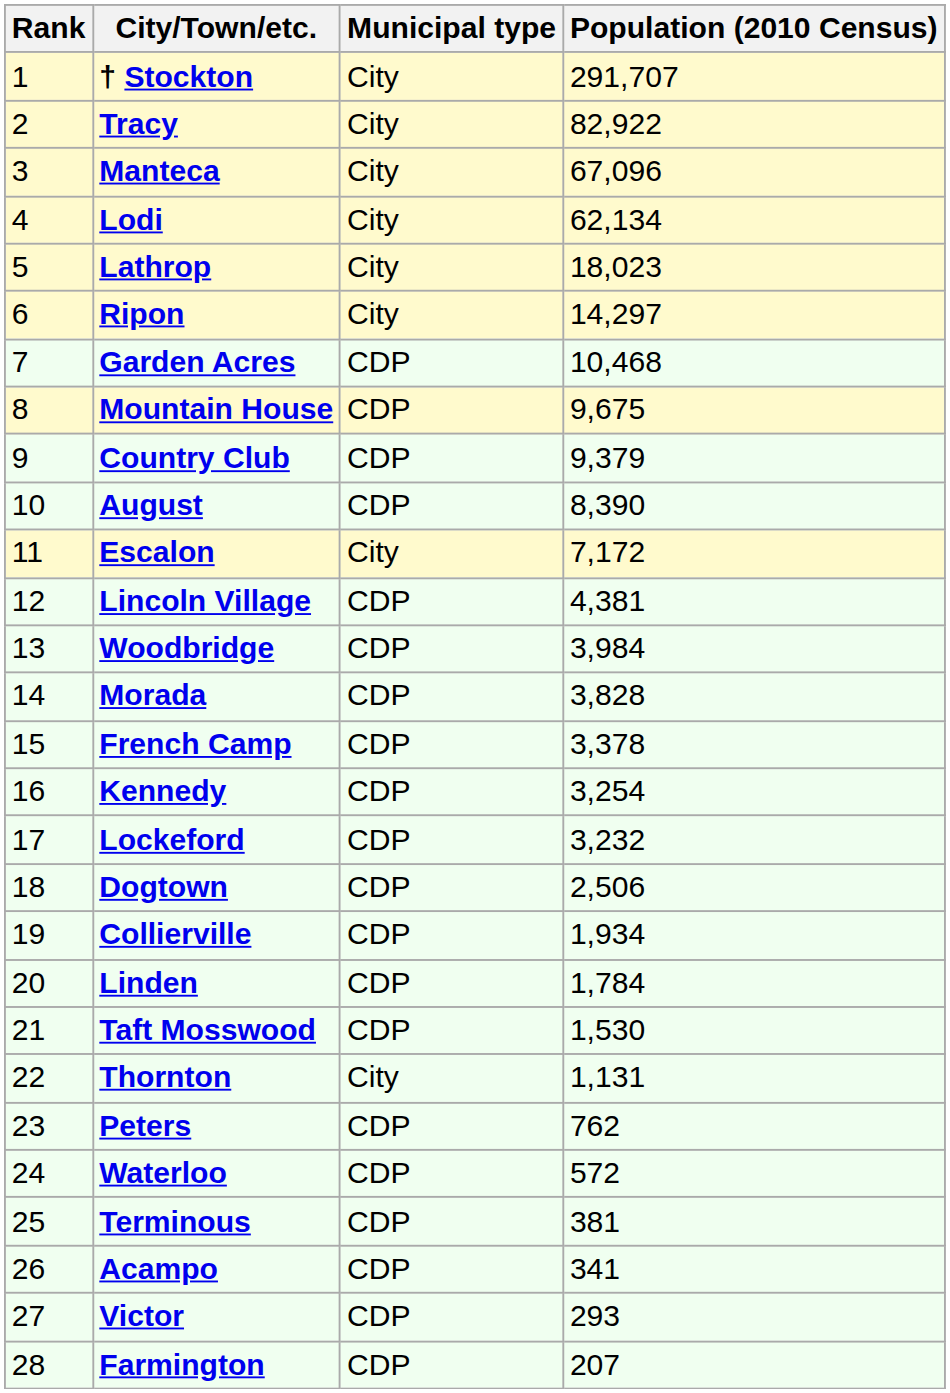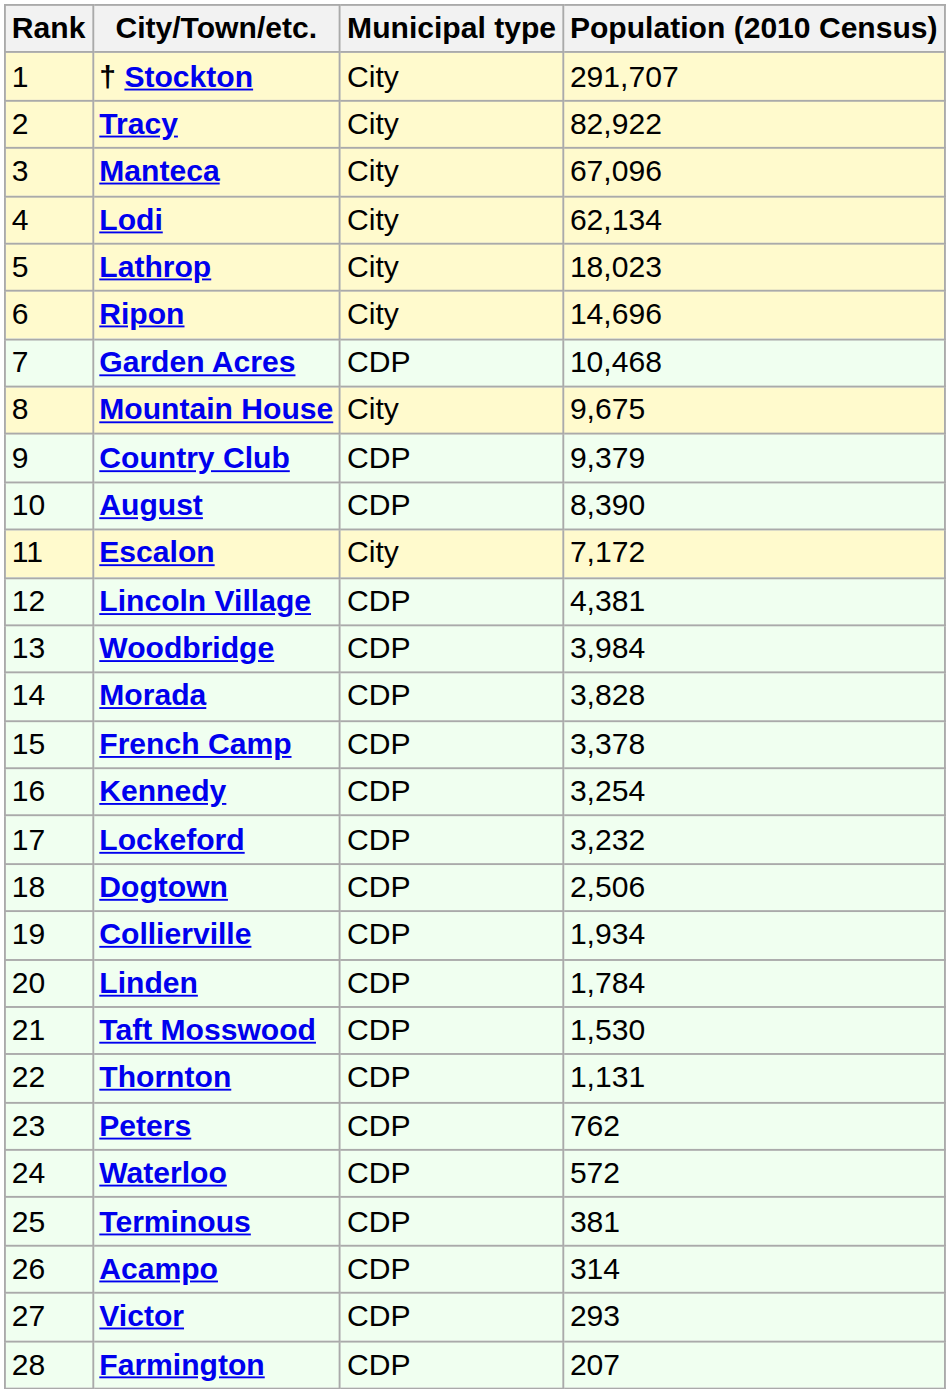(616, 314) 14,297 -> (616, 314) 14,696
(379, 409) CDP -> (373, 409) City
(373, 1077) City -> (379, 1077) CDP
(595, 1268) 341 -> (595, 1268) 314
